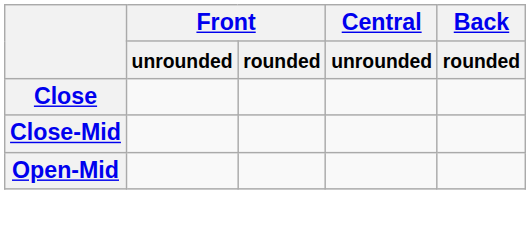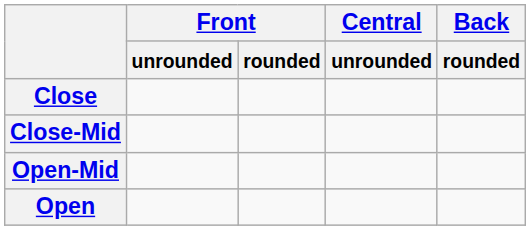+ row: (66, 206)
